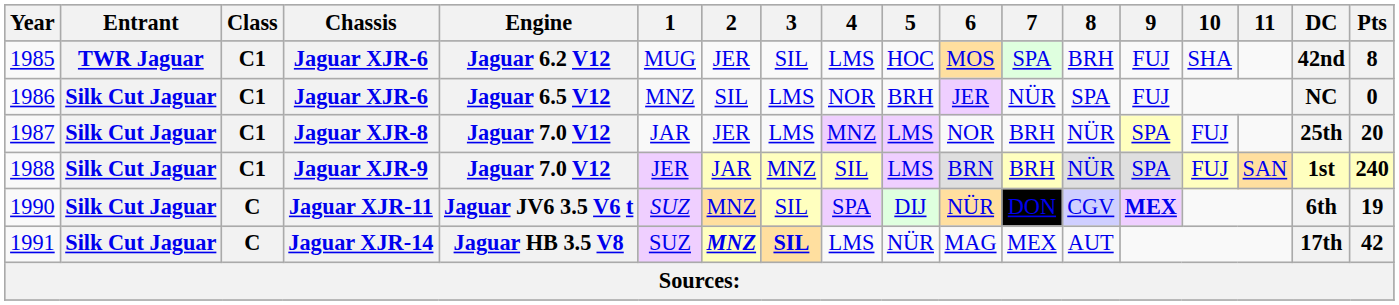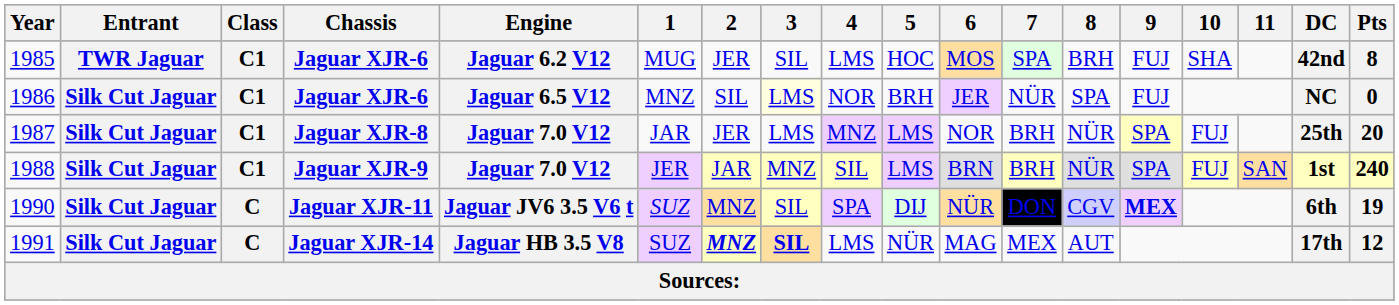(791, 96) no background -> (791, 96) lightyellow background
(1372, 243) 42 -> (1372, 243) 12
